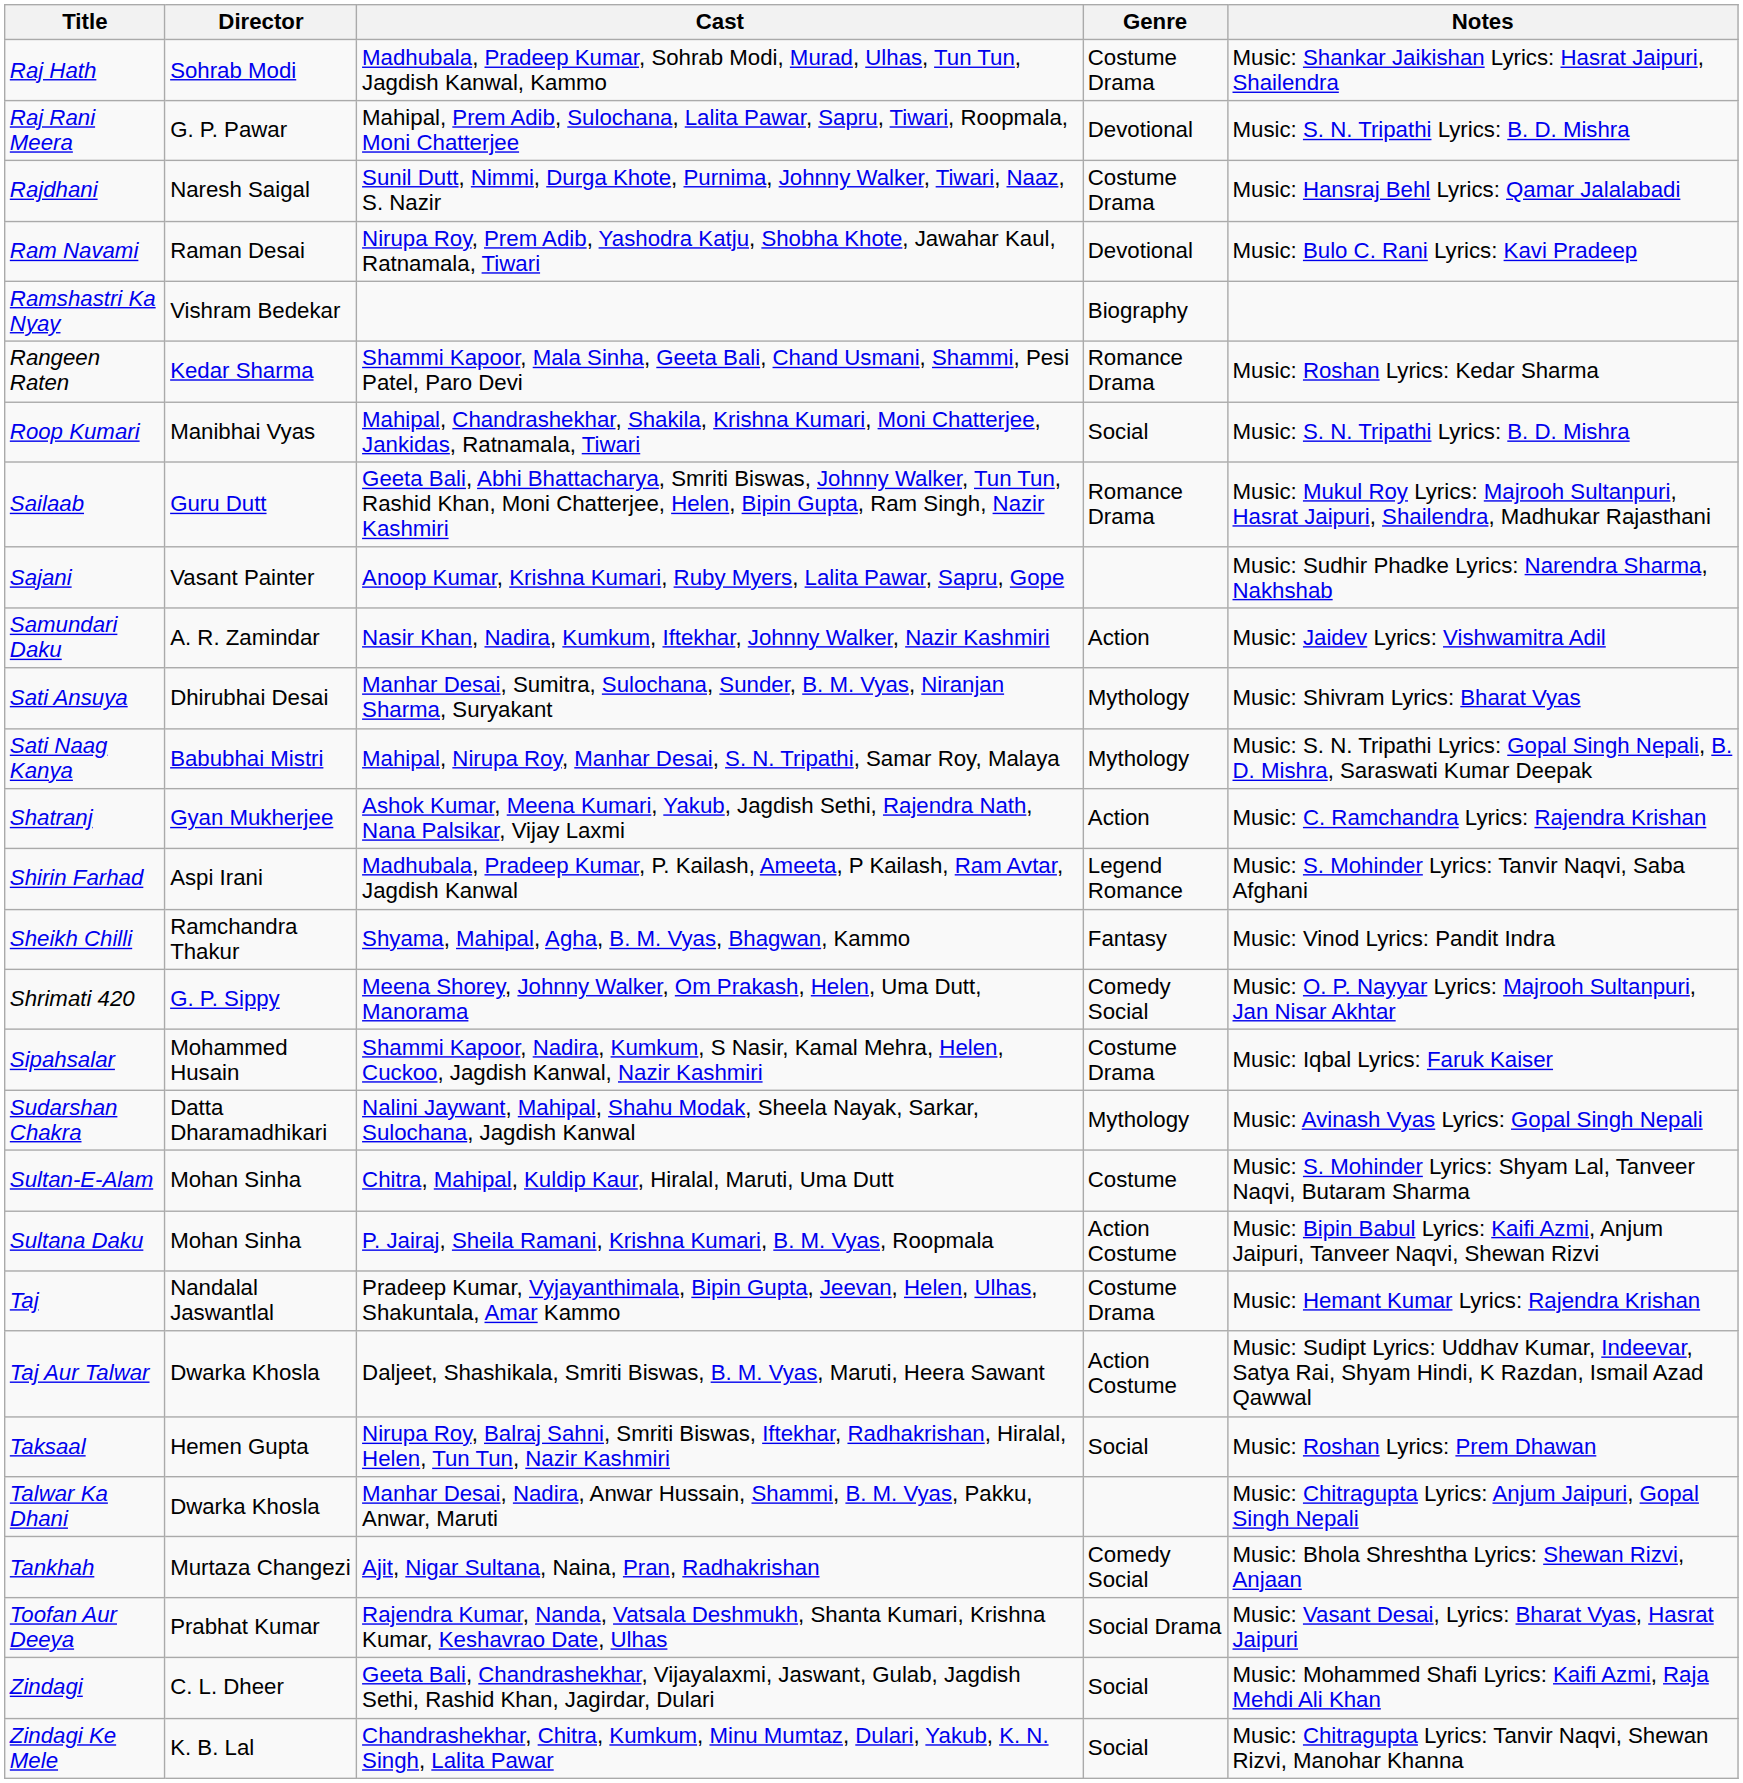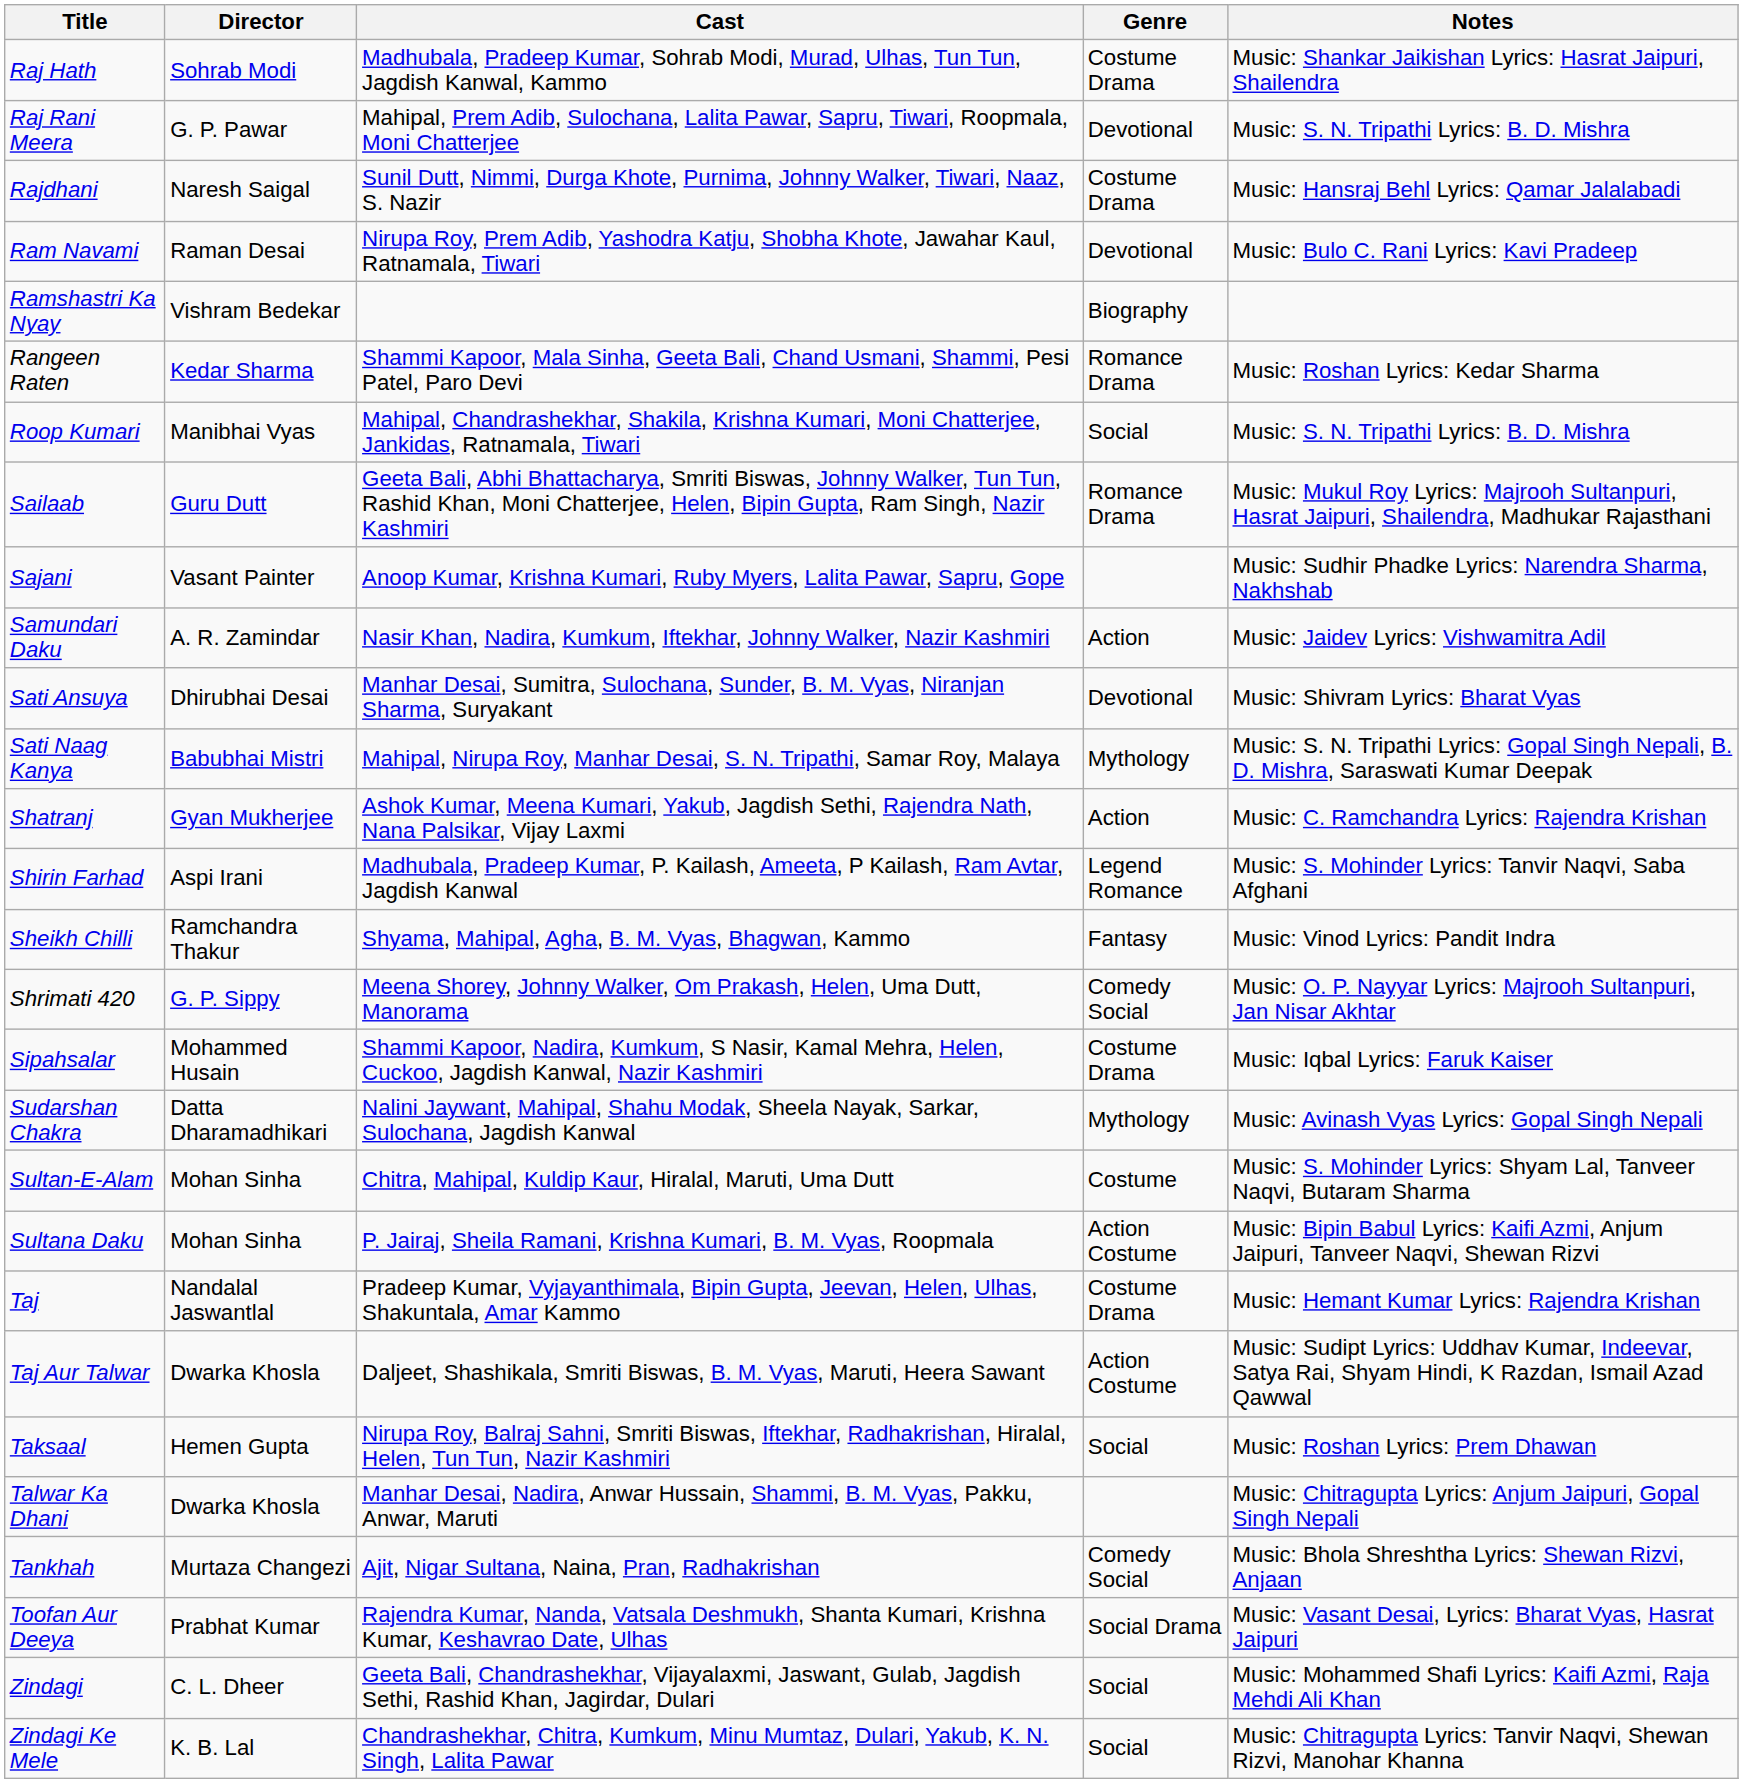(1138, 697) Mythology -> (1140, 697) Devotional
